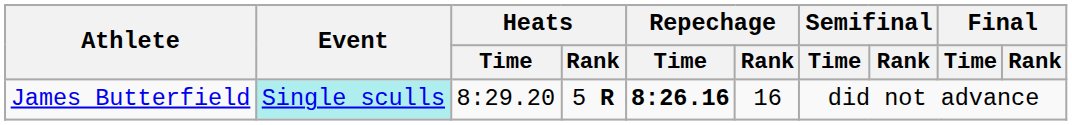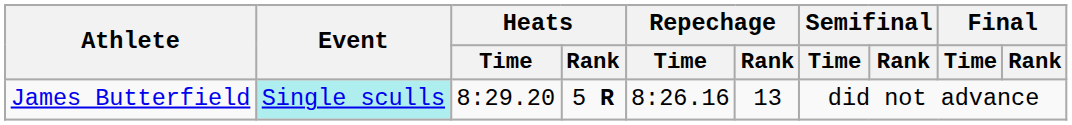(680, 99) bold -> (680, 99) normal
(768, 99) 16 -> (768, 99) 13
